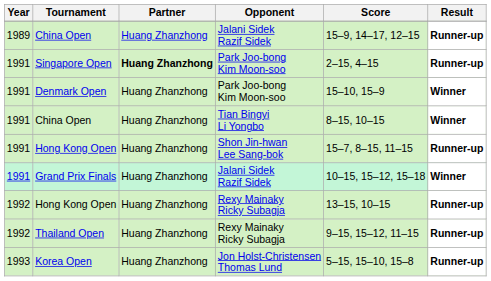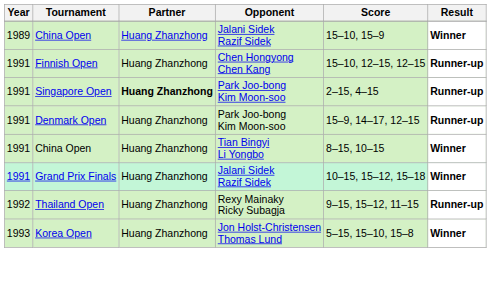(373, 36) 15–9, 14–17, 12–15 -> (355, 36) 15–10, 15–9
(457, 36) Runner-up -> (448, 36) Winner
+ row: (66, 64)
(355, 92) 15–10, 15–9 -> (373, 120) 15–9, 14–17, 12–15
(448, 92) Winner -> (457, 120) Runner-up
- row: (76, 149)
- row: (76, 205)
(457, 262) Runner-up -> (448, 234) Winner
